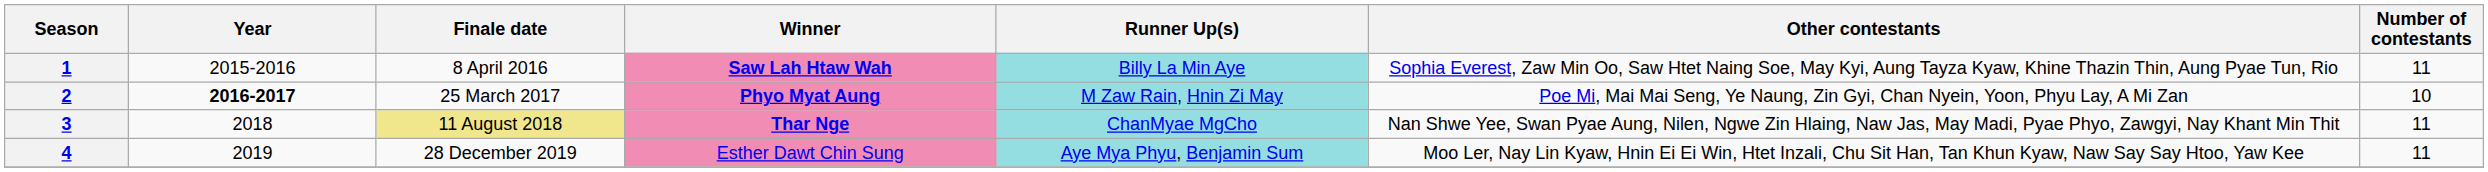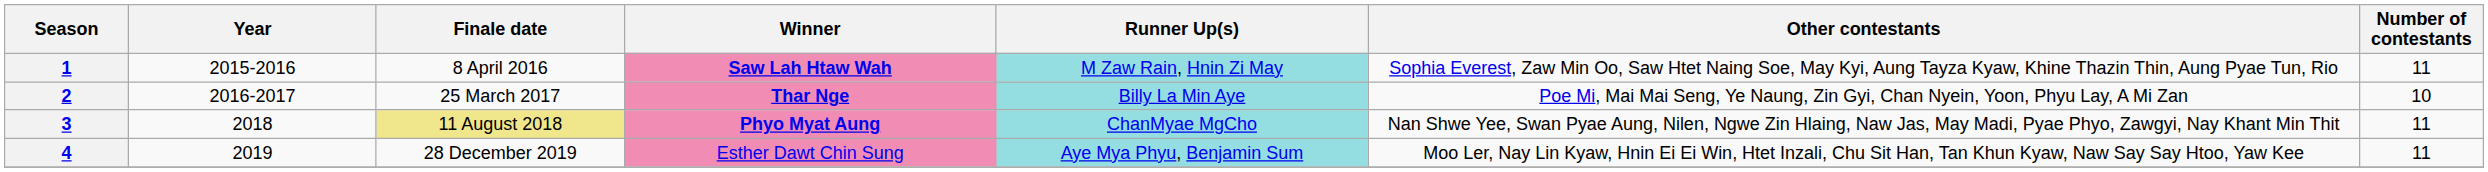(1182, 68) Billy La Min Aye -> (1182, 68) M Zaw Rain, Hnin Zi May
(252, 96) bold -> (252, 96) normal
(810, 96) Phyo Myat Aung -> (810, 96) Thar Nge
(1182, 96) M Zaw Rain, Hnin Zi May -> (1182, 96) Billy La Min Aye
(810, 125) Thar Nge -> (810, 125) Phyo Myat Aung
